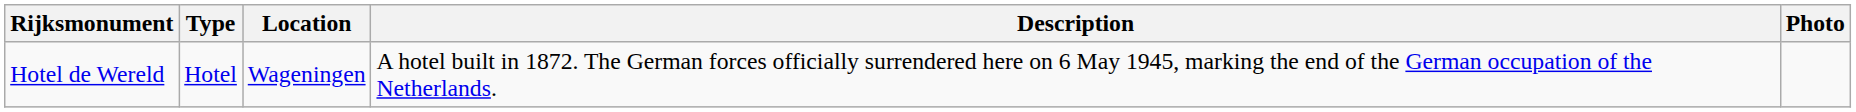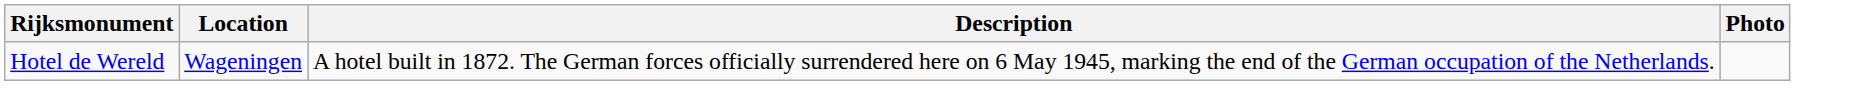- column: (211, 23)
